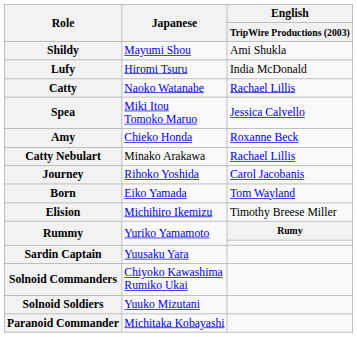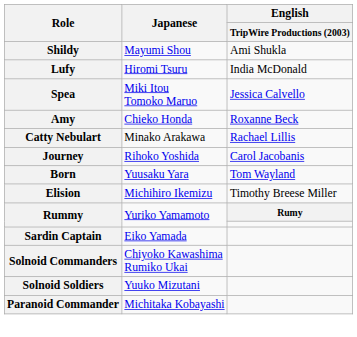- row: (63, 87)
(156, 193) Eiko Yamada -> (156, 175) Yuusaku Yara
(156, 254) Yuusaku Yara -> (156, 236) Eiko Yamada
